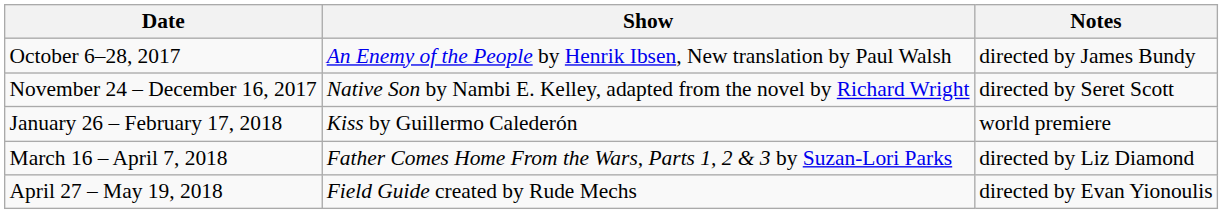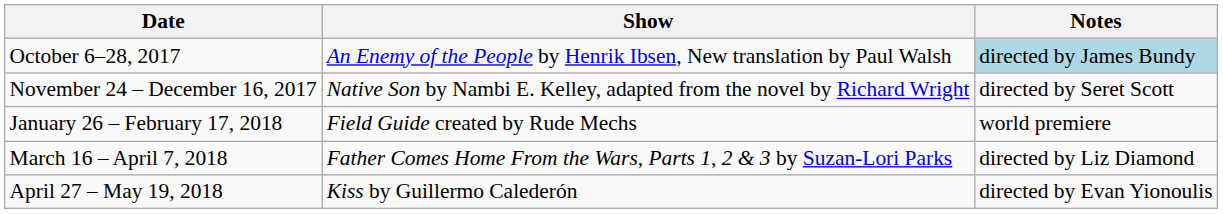(1087, 55) no background -> (1087, 55) lightblue background
(452, 123) Kiss by Guillermo Calederón -> (482, 123) Field Guide created by Rude Mechs
(482, 191) Field Guide created by Rude Mechs -> (452, 191) Kiss by Guillermo Calederón
